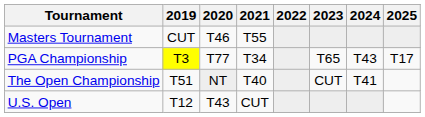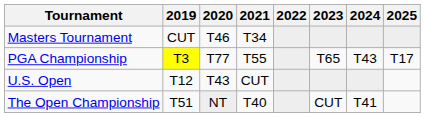(255, 37) T55 -> (255, 37) T34
(255, 59) T34 -> (255, 59) T55
rows swapped: (40, 102) <-> (84, 80)
